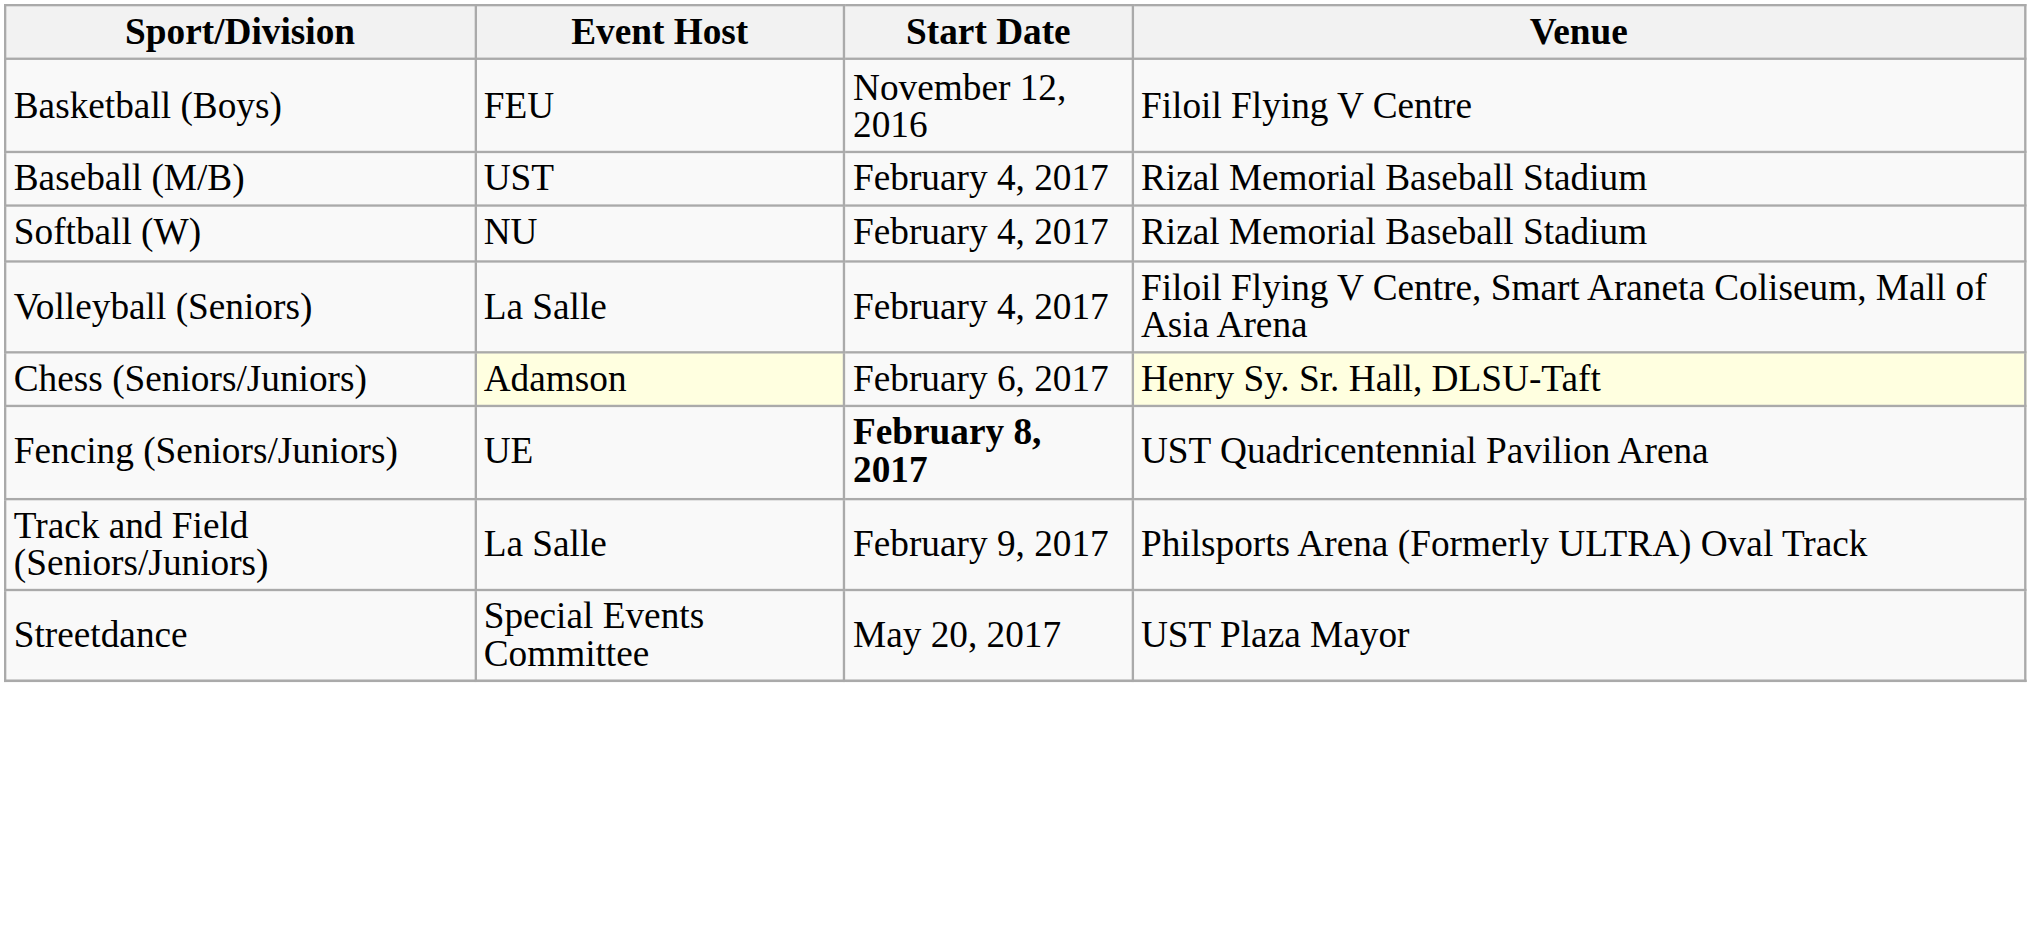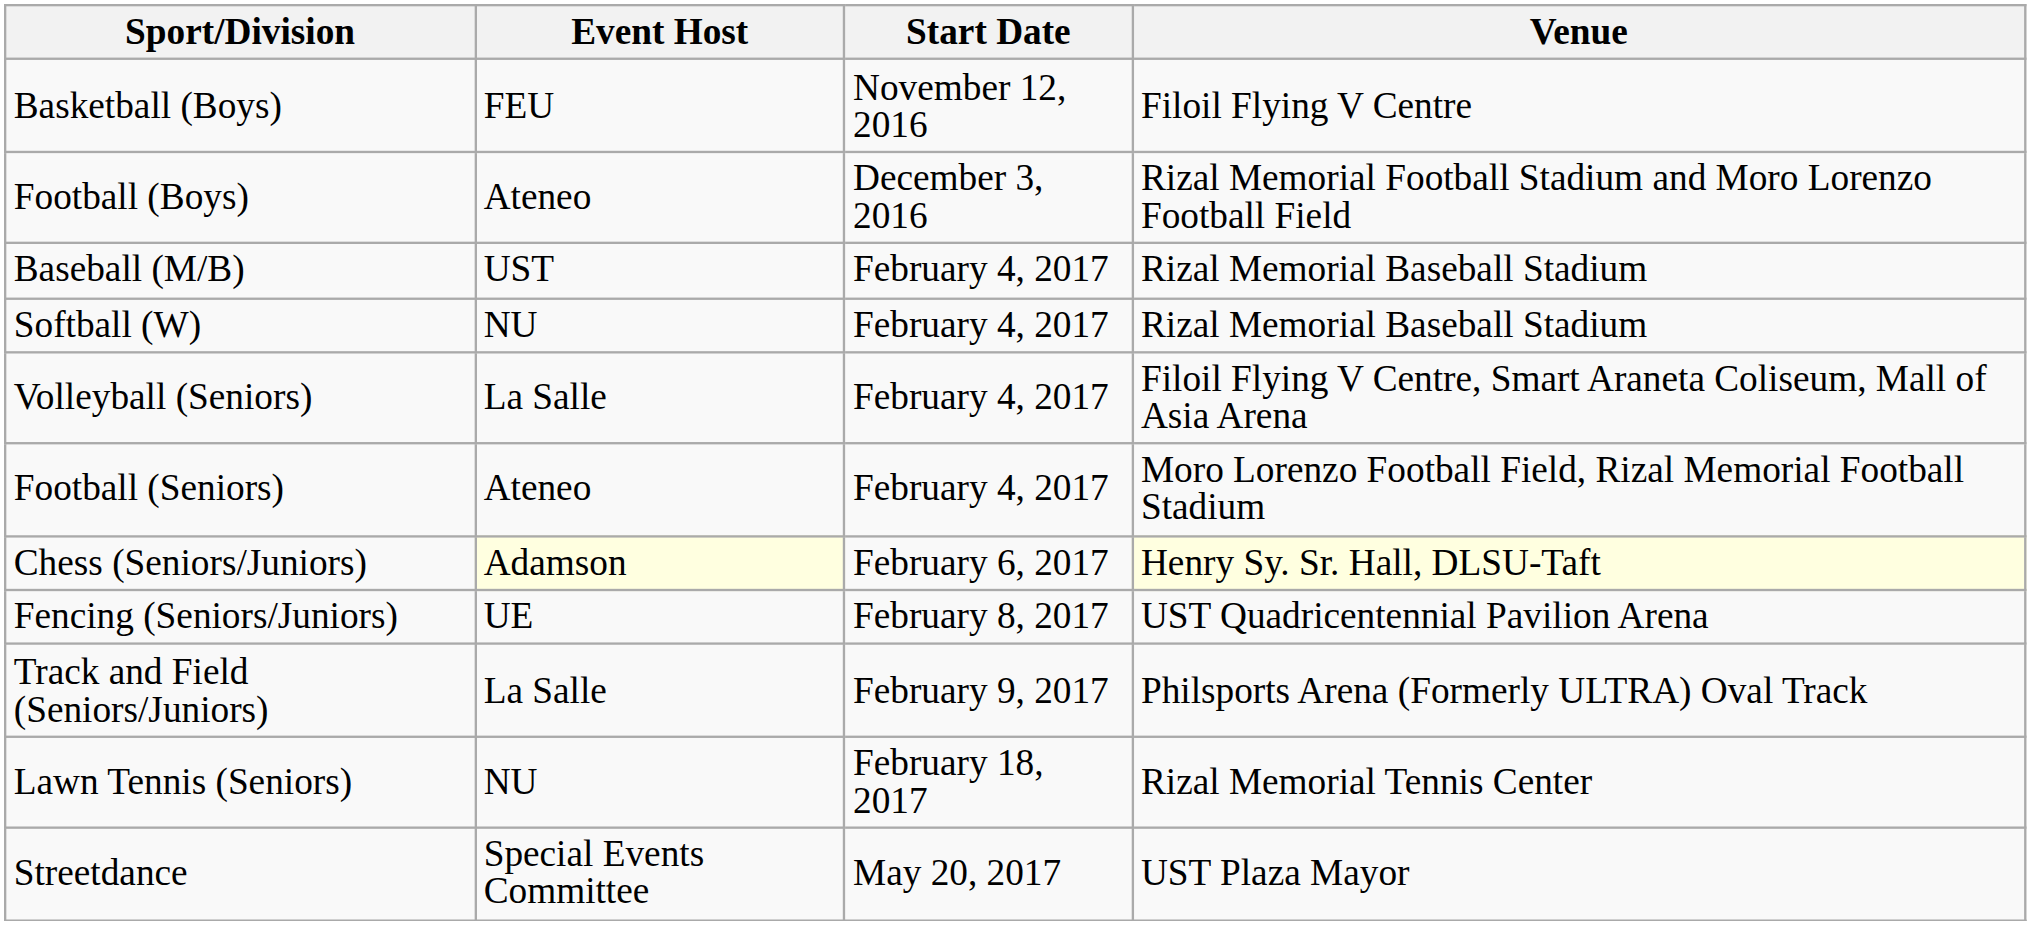+ row: (131, 196)
+ row: (149, 488)
(947, 451) bold -> (981, 616) normal
+ row: (183, 781)
